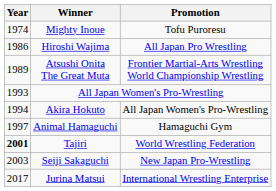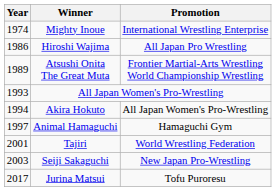(195, 30) Tofu Puroresu -> (195, 30) International Wrestling Enterprise
(18, 144) bold -> (18, 144) normal
(195, 178) International Wrestling Enterprise -> (195, 178) Tofu Puroresu
